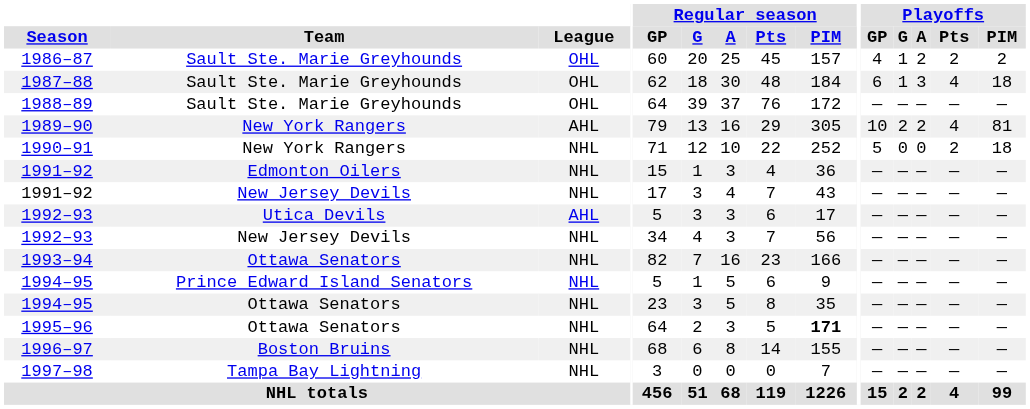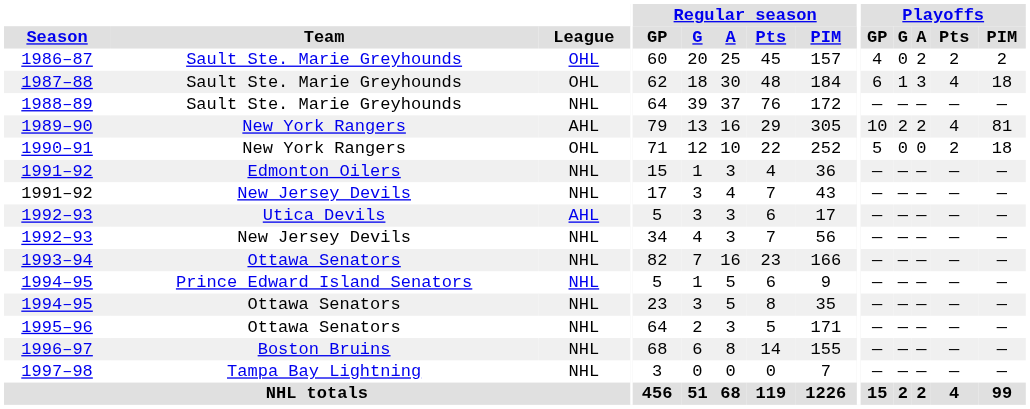(903, 60) 1 -> (903, 60) 0
(584, 104) OHL -> (584, 104) NHL
(584, 149) NHL -> (584, 149) OHL
(826, 327) bold -> (826, 327) normal
